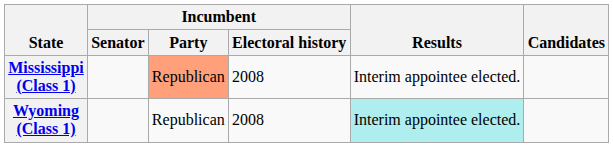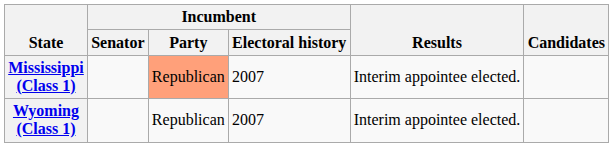(248, 76) 2008 -> (248, 76) 2007
(248, 120) 2008 -> (248, 120) 2007
(437, 120) paleturquoise background -> (437, 120) no background
